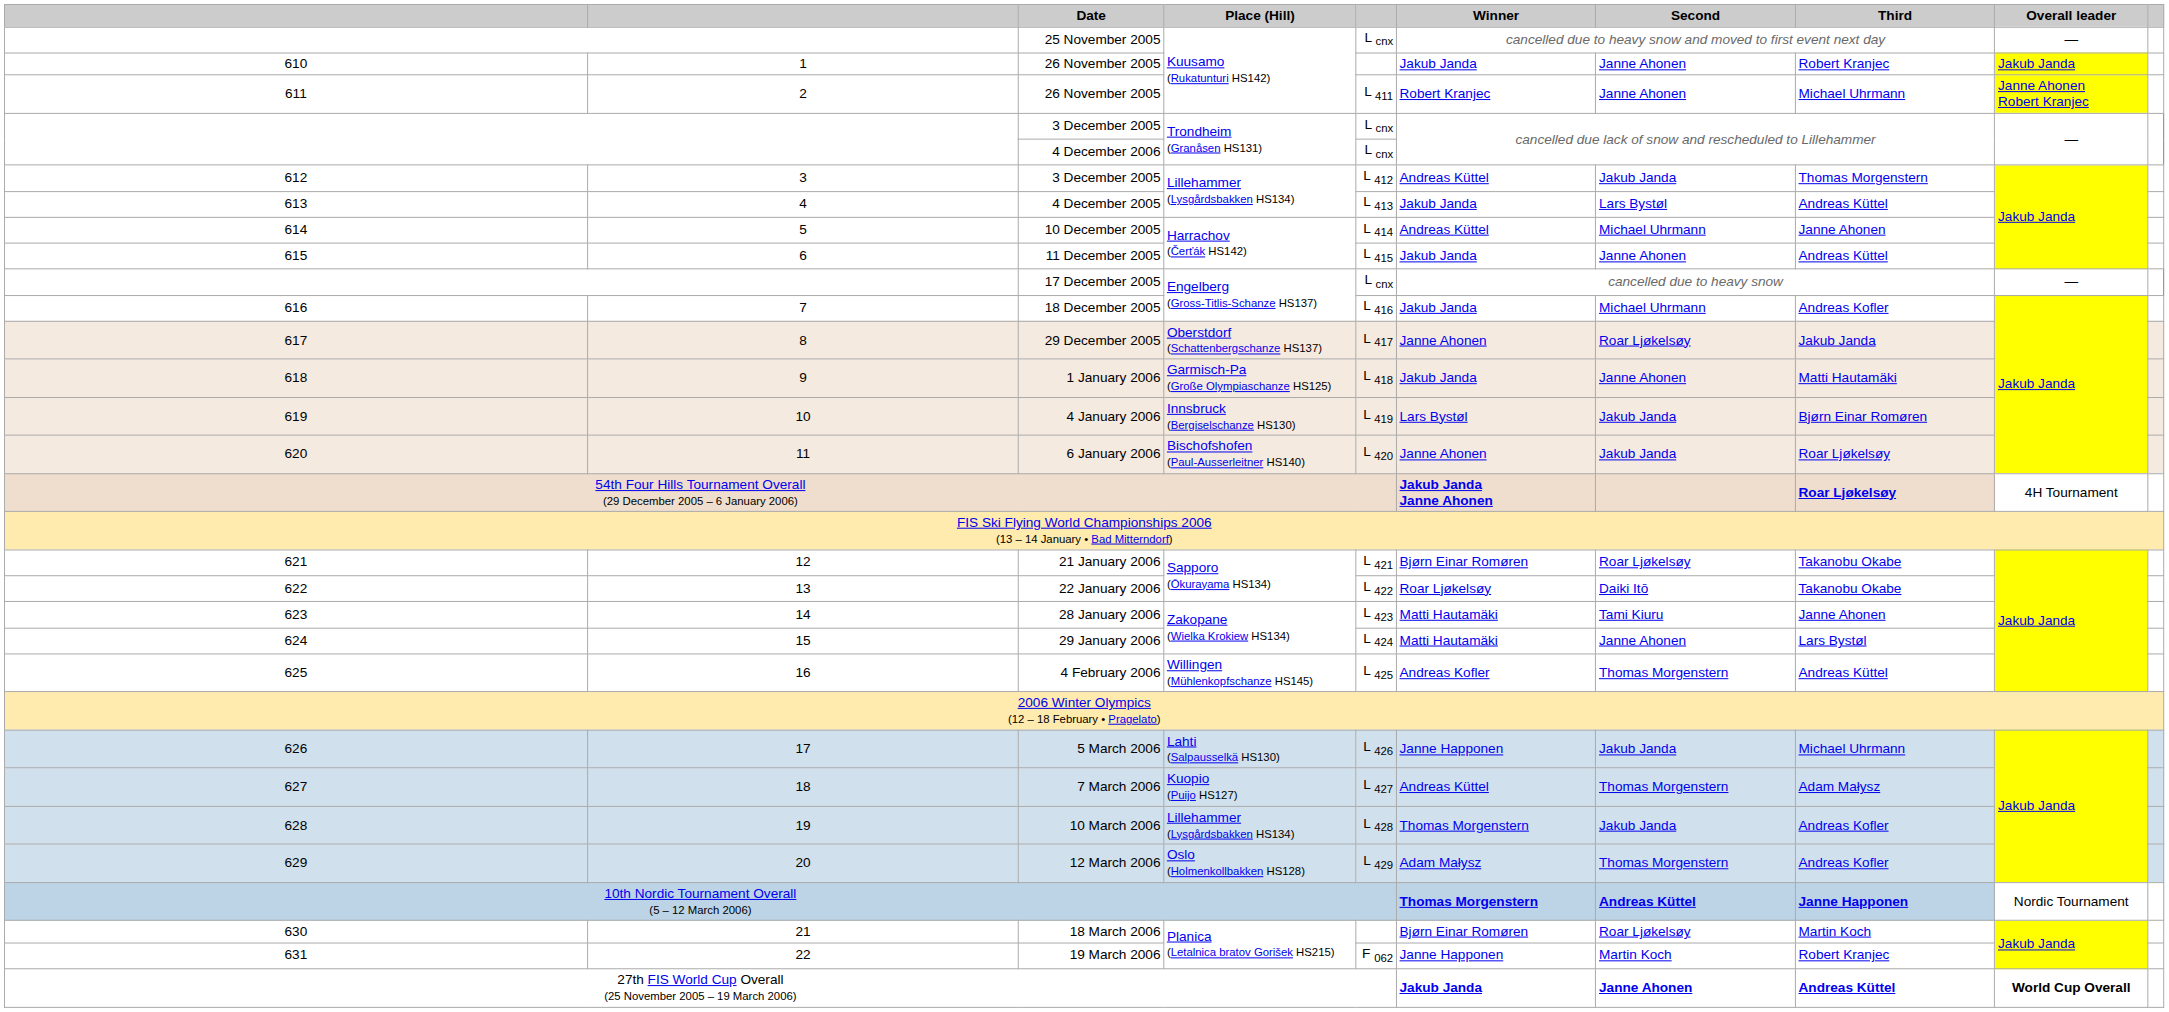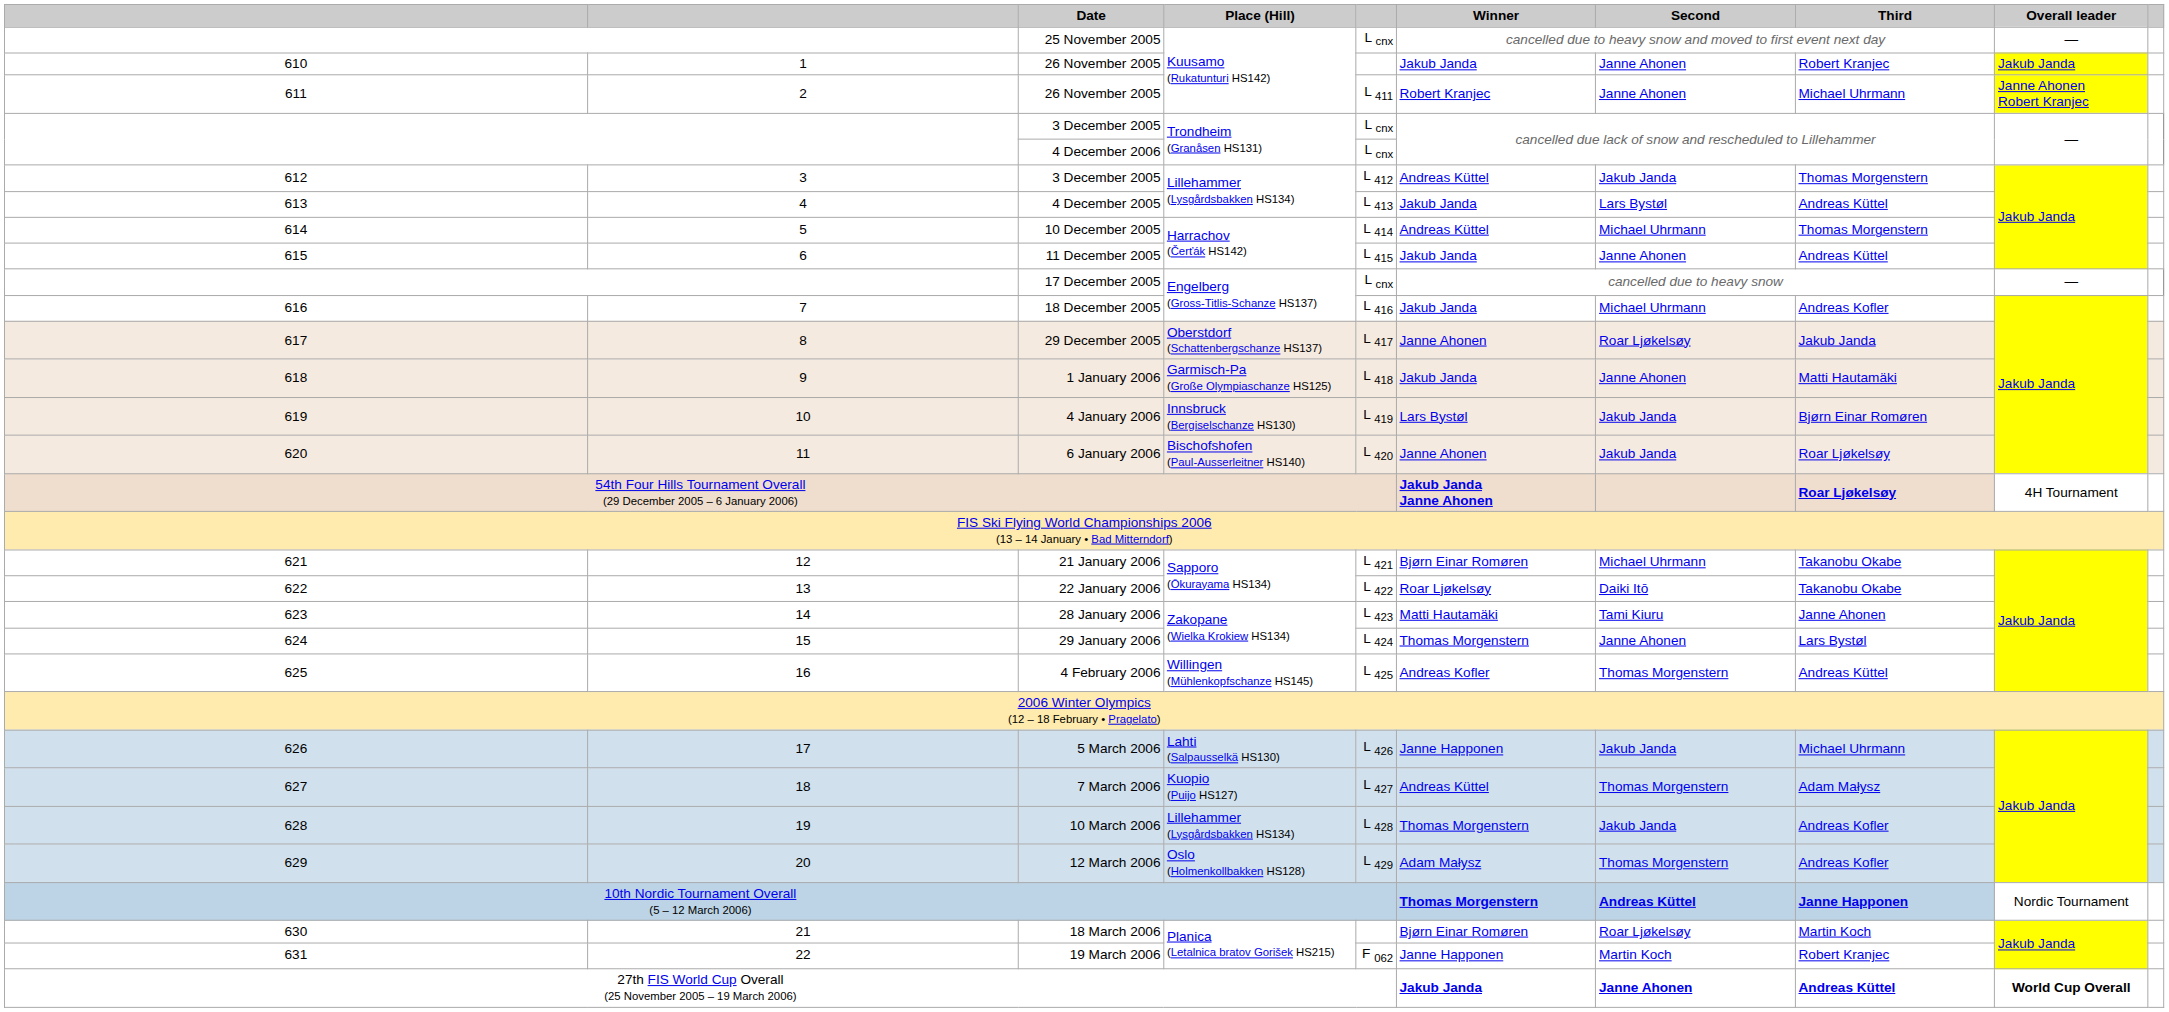(1842, 229) Janne Ahonen -> (1863, 229) Thomas Morgenstern
(1645, 562) Roar Ljøkelsøy -> (1652, 562) Michael Uhrmann
(1449, 640) Matti Hautamäki -> (1464, 640) Thomas Morgenstern
